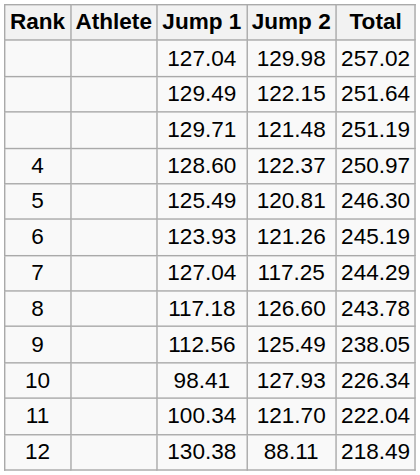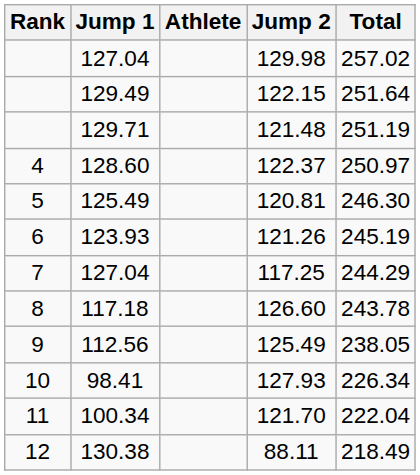columns swapped: (114, 22) <-> (202, 22)
